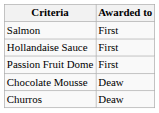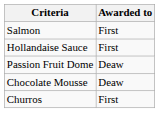(108, 64) First -> (111, 64) Deaw
(111, 99) Deaw -> (108, 99) First
